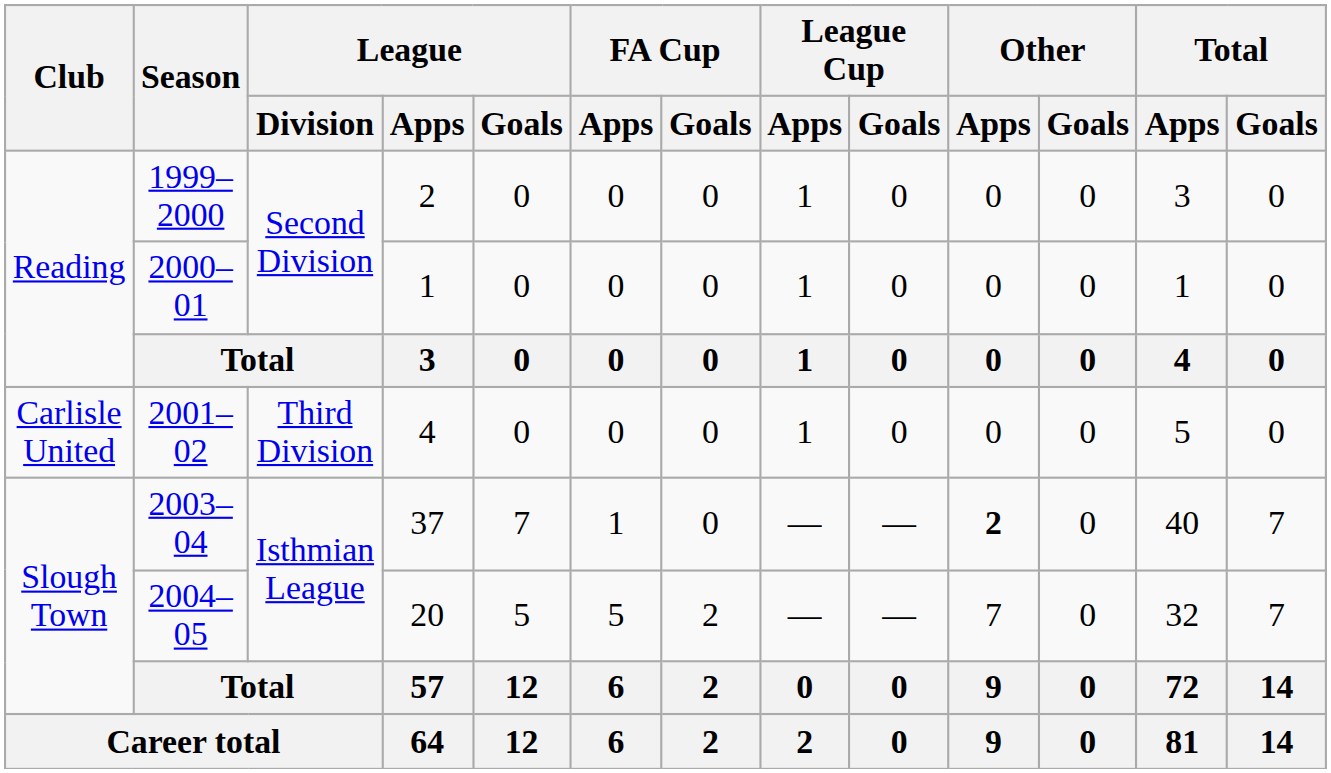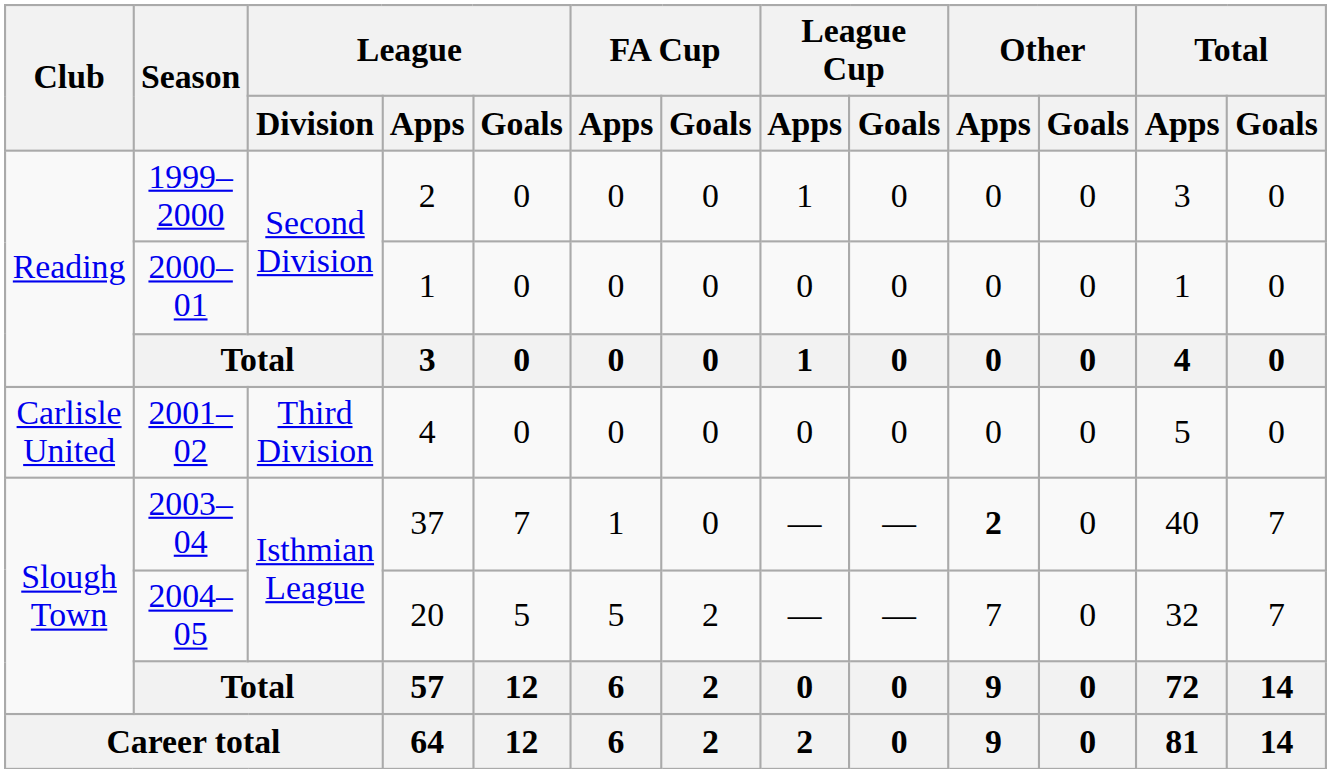(805, 286) 1 -> (805, 286) 0
(805, 431) 1 -> (805, 431) 0
